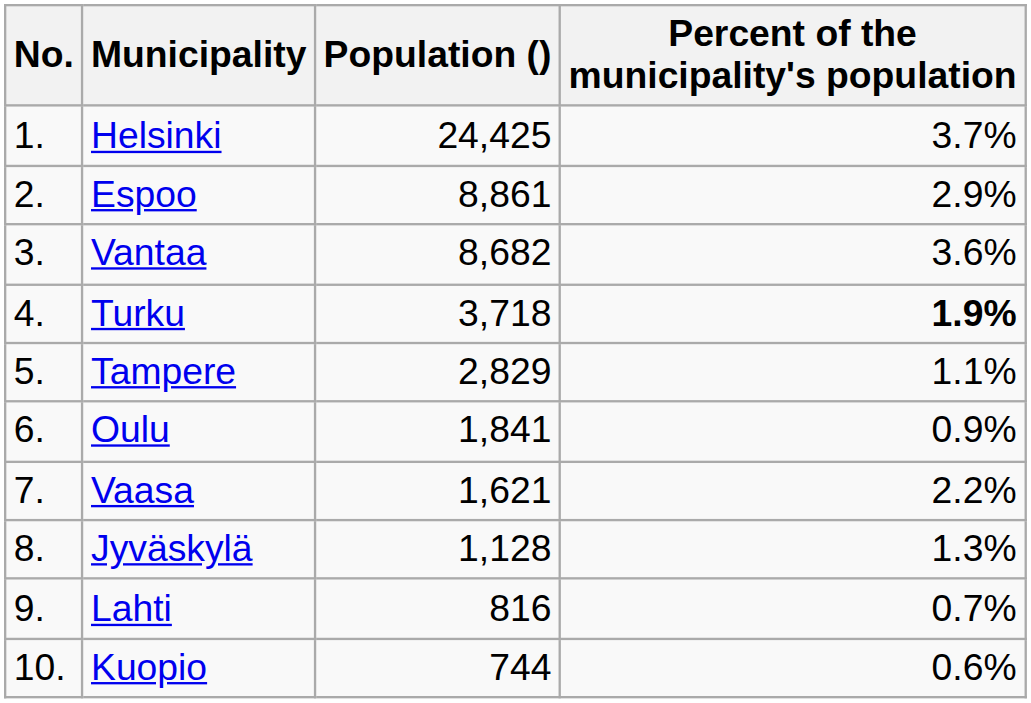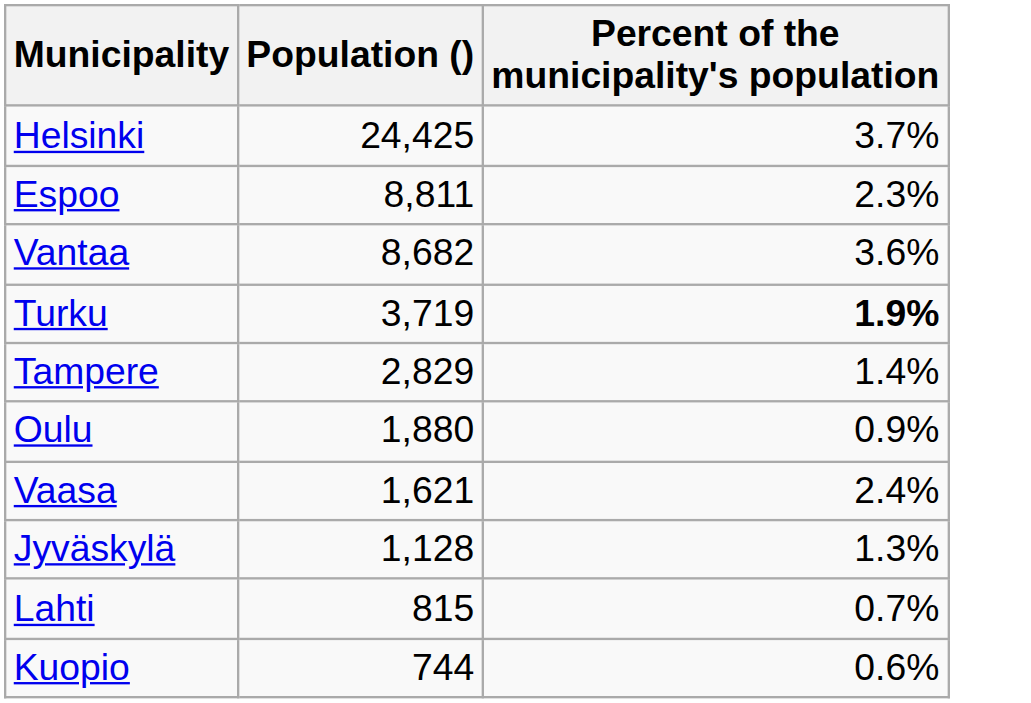- column: (44, 55)
(505, 194) 8,861 -> (429, 194) 8,811
(974, 194) 2.9% -> (897, 194) 2.3%
(505, 312) 3,718 -> (427, 312) 3,719
(974, 371) 1.1% -> (897, 371) 1.4%
(505, 430) 1,841 -> (427, 430) 1,880
(974, 489) 2.2% -> (897, 489) 2.4%
(520, 608) 816 -> (443, 608) 815
